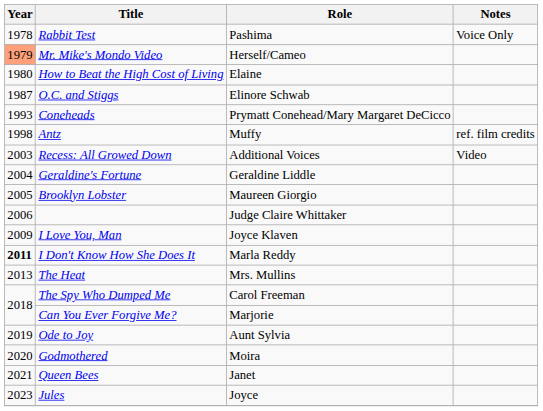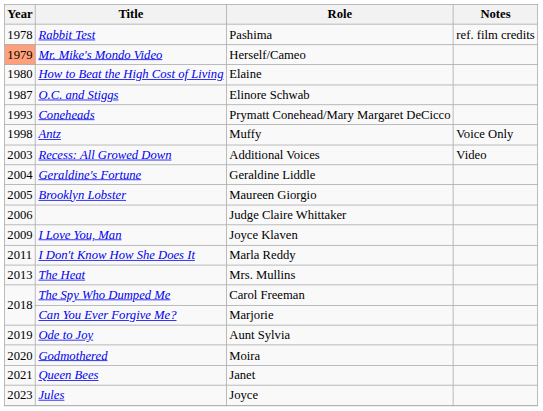(485, 34) Voice Only -> (495, 34) ref. film credits
(495, 134) ref. film credits -> (485, 134) Voice Only
(20, 255) bold -> (20, 255) normal
